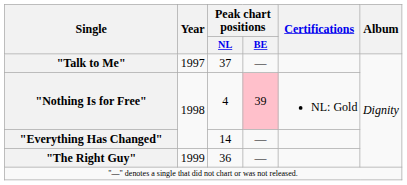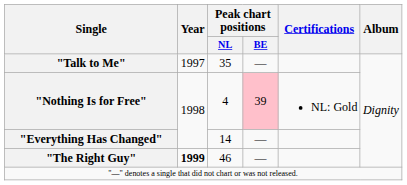(225, 63) 37 -> (225, 63) 35
(193, 157) normal -> (193, 157) bold
(225, 157) 36 -> (225, 157) 46
